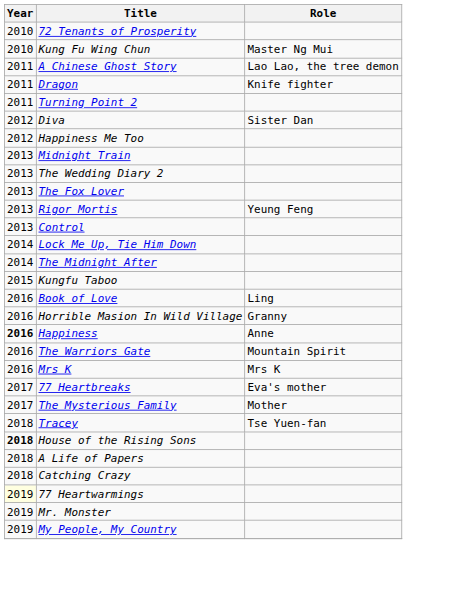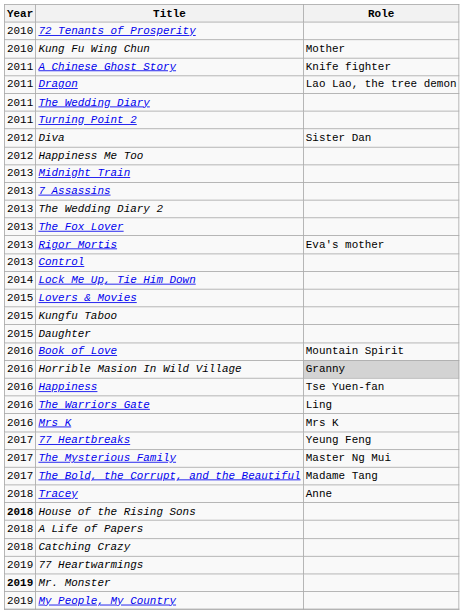(290, 49) Master Ng Mui -> (325, 49) Mother
(323, 67) Lao Lao, the tree demon -> (348, 67) Knife fighter
(290, 85) Knife fighter -> (381, 85) Lao Lao, the tree demon
+ row: (94, 102)
+ row: (74, 191)
(280, 209) Yeung Feng -> (345, 245) Eva's mother
- row: (98, 262)
+ row: (88, 298)
+ row: (65, 334)
(261, 298) Ling -> (355, 351) Mountain Spirit
(267, 316) no background -> (325, 369) lightgrey background
(20, 334) bold -> (20, 387) normal
(261, 334) Anne -> (345, 387) Tse Yuen-fan
(297, 351) Mountain Spirit -> (319, 405) Ling
(287, 387) Eva's mother -> (339, 440) Yeung Feng
(267, 405) Mother -> (348, 458) Master Ng Mui
+ row: (170, 476)
(287, 423) Tse Yuen-fan -> (319, 494) Anne
(20, 494) lightyellow background -> (20, 565) no background
(20, 512) normal -> (20, 583) bold
